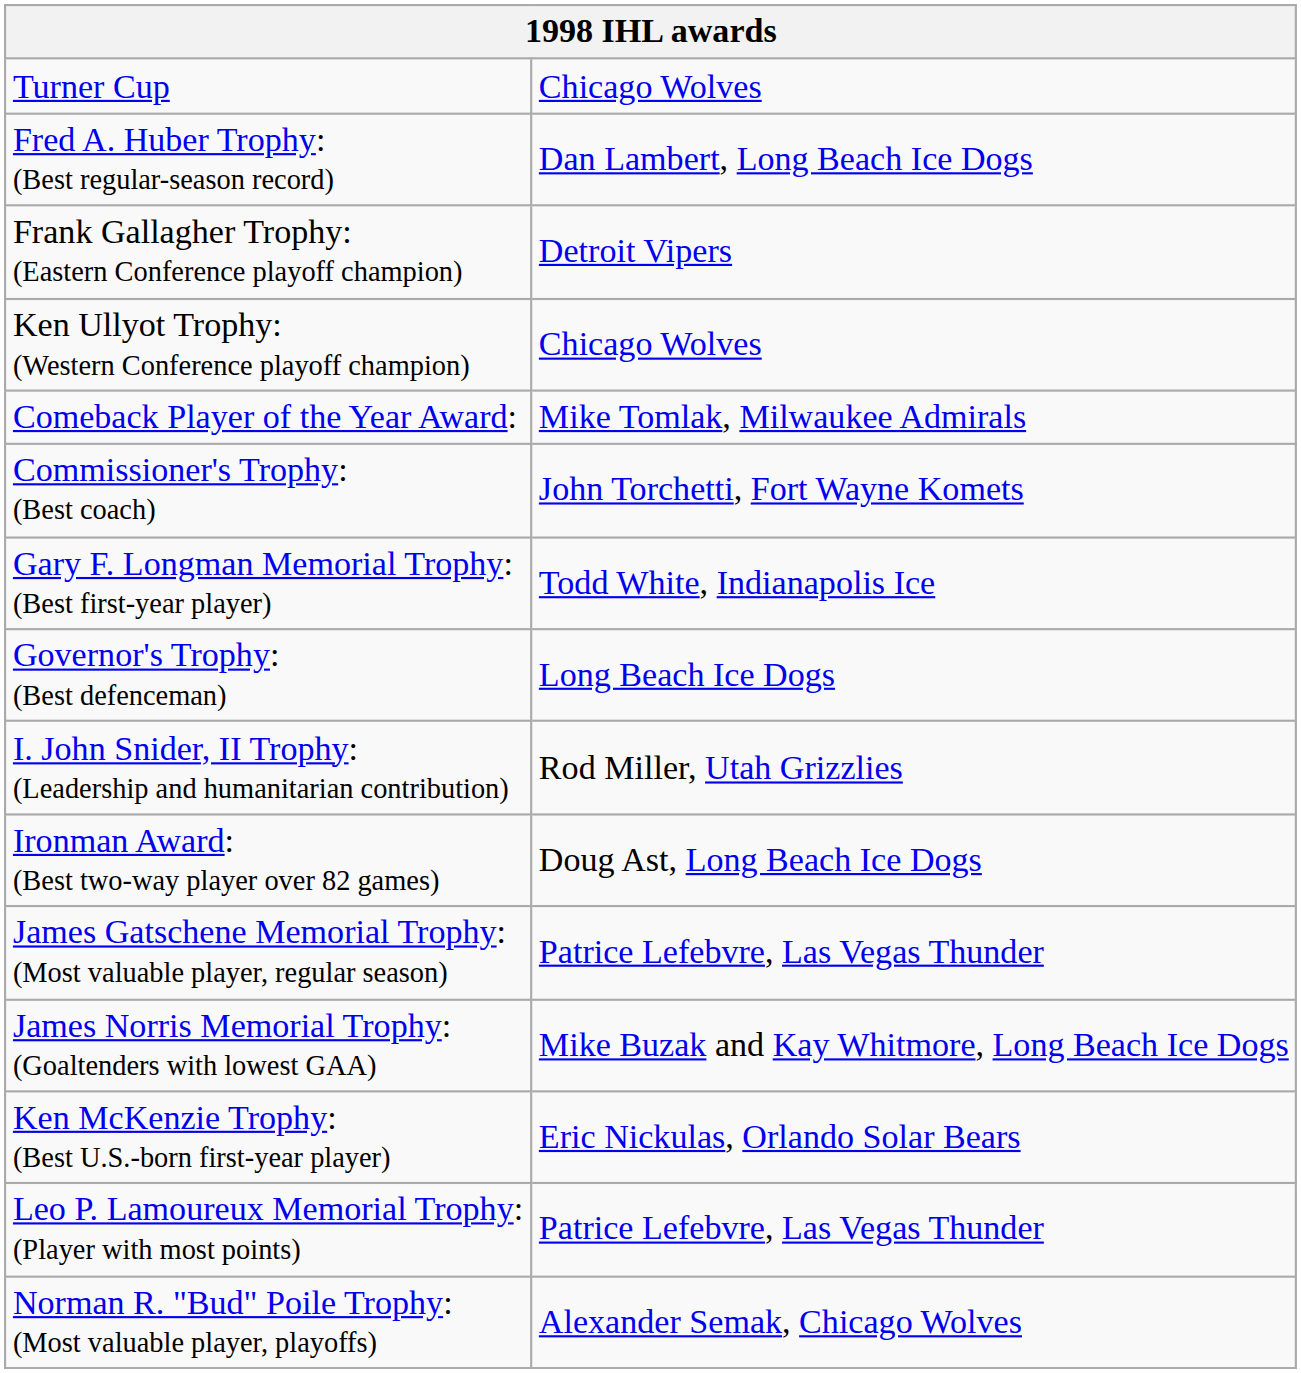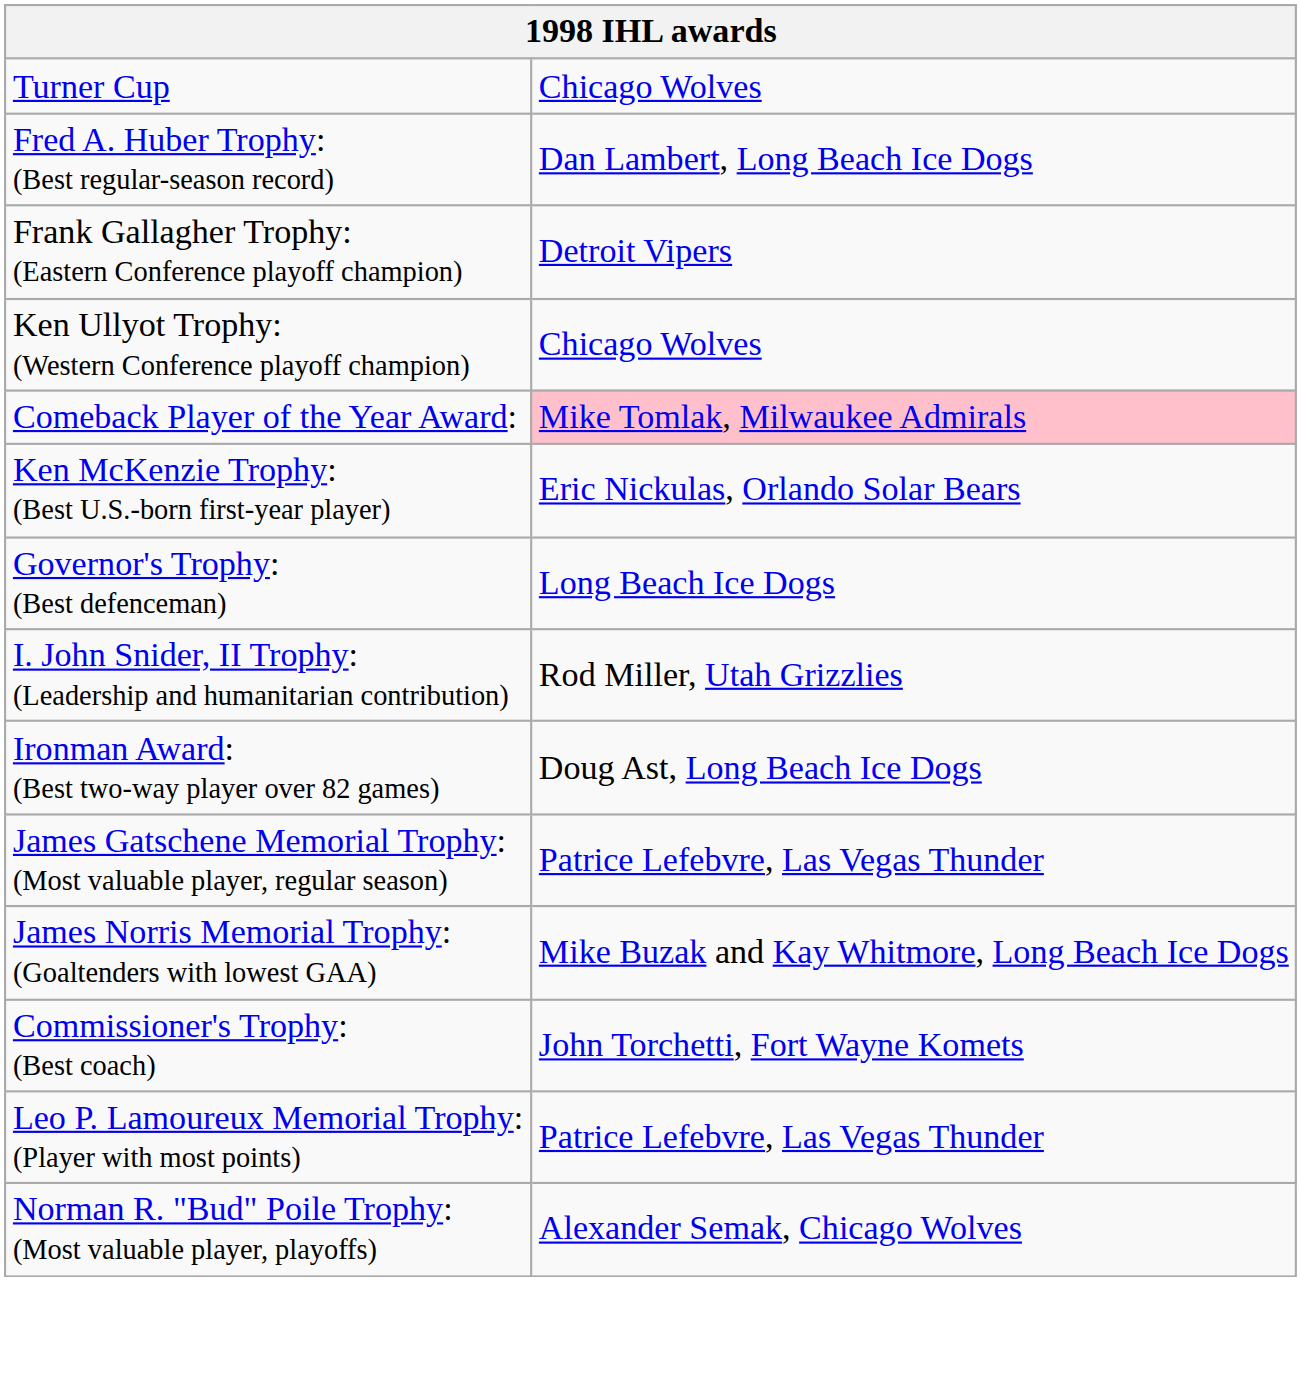(783, 416) no background -> (783, 416) pink background
rows swapped: (180, 490) <-> (202, 1136)
- row: (263, 582)
